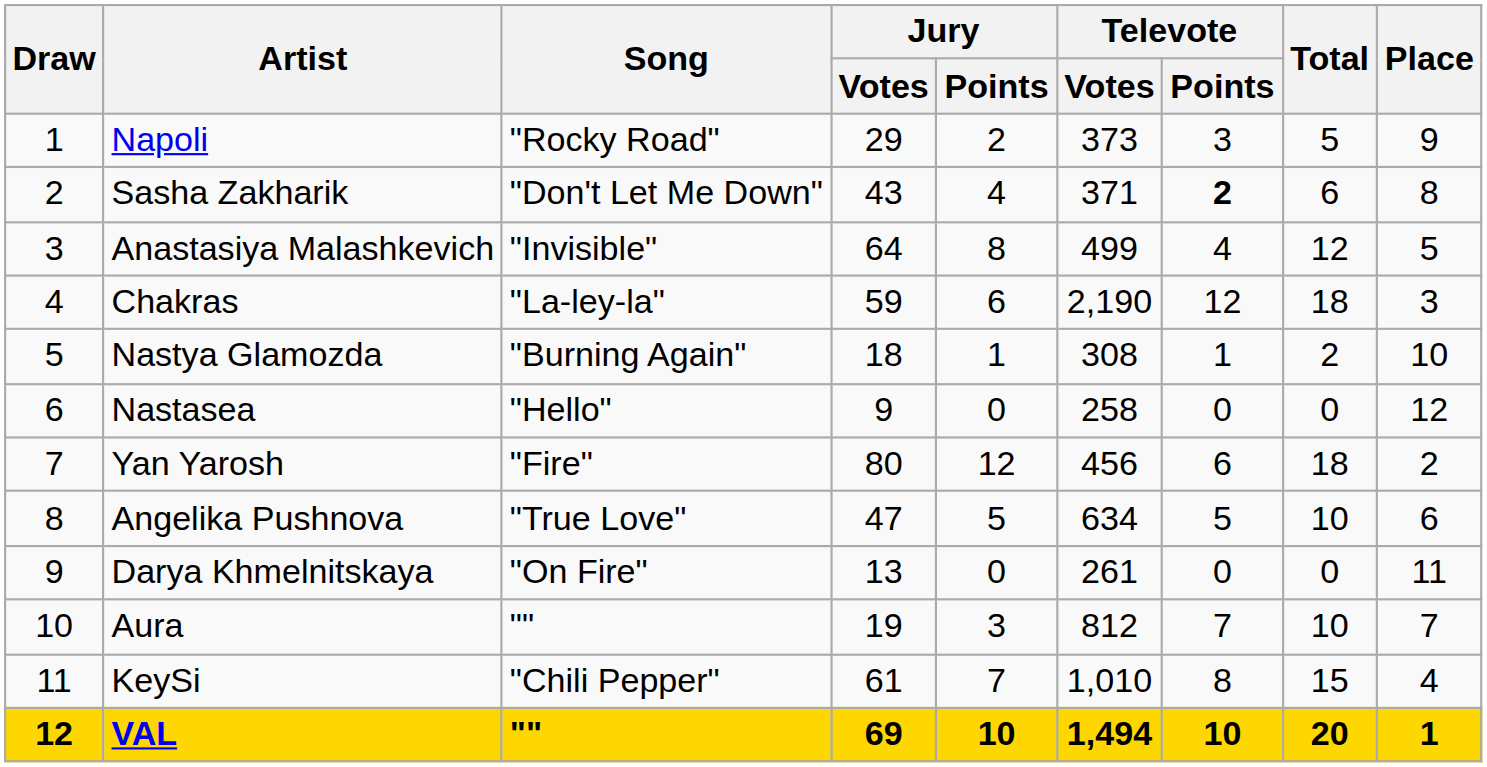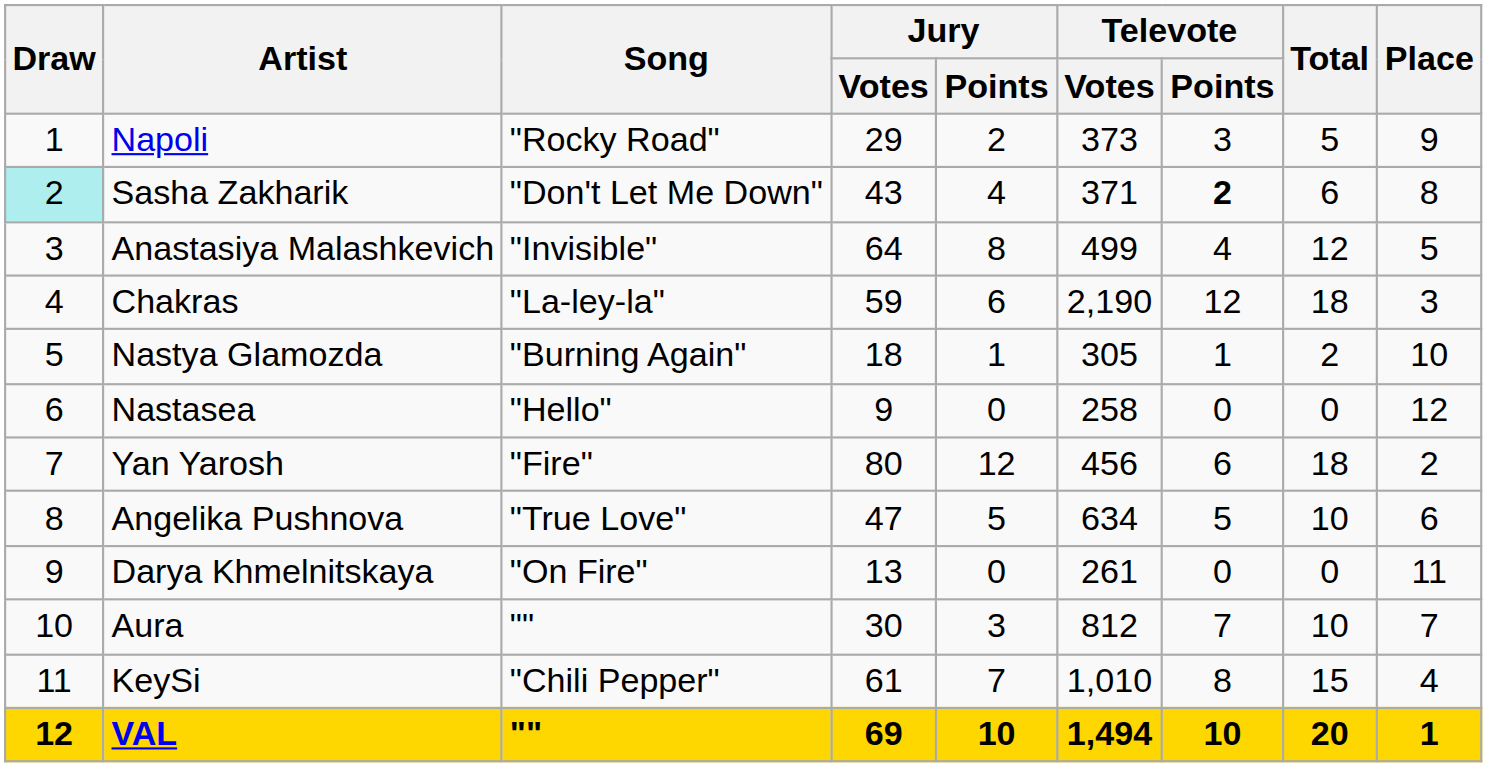(54, 193) no background -> (54, 193) paleturquoise background
(1110, 355) 308 -> (1110, 355) 305
(884, 626) 19 -> (884, 626) 30
